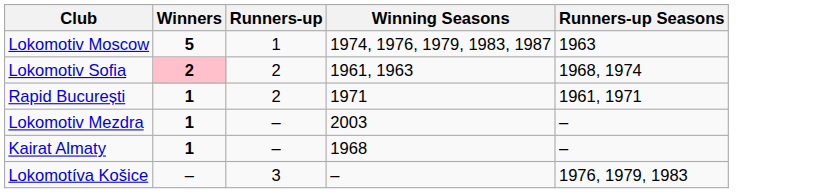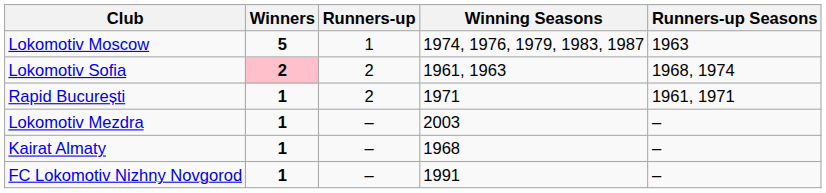+ row: (125, 175)
- row: (78, 175)
